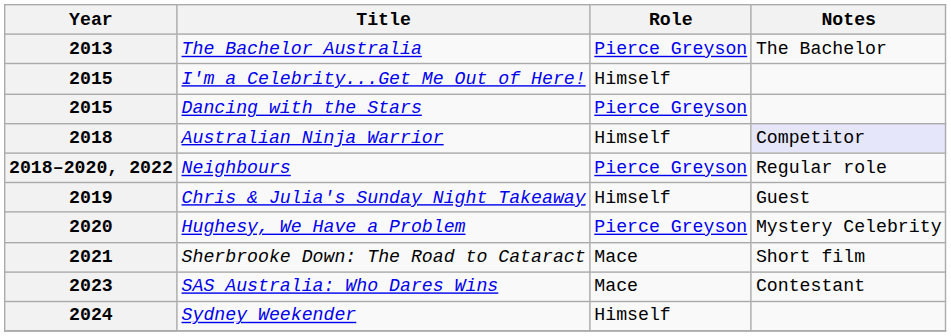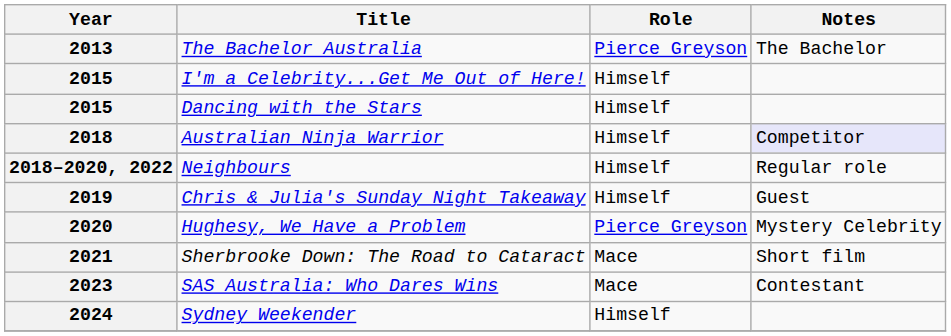(671, 109) Pierce Greyson -> (633, 109) Himself
(671, 168) Pierce Greyson -> (633, 168) Himself
